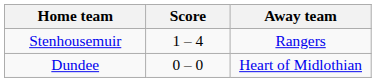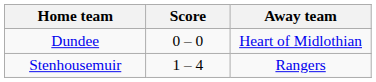rows swapped: (75, 65) <-> (75, 41)
